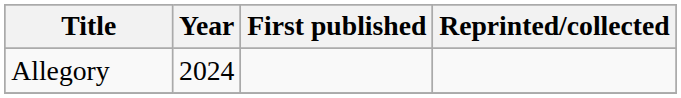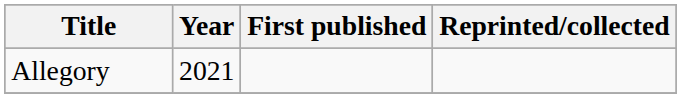(207, 70) 2024 -> (207, 70) 2021
